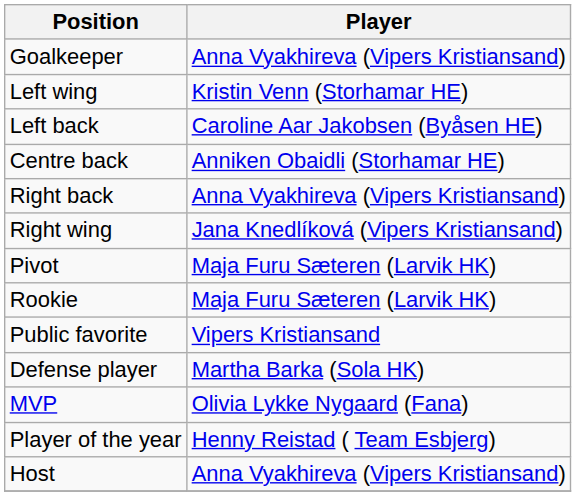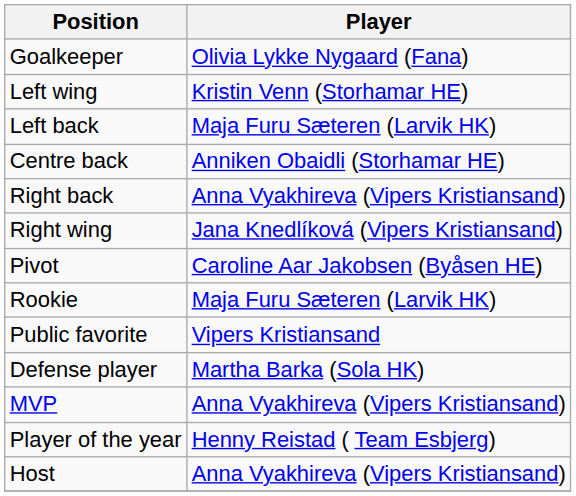(379, 56) Anna Vyakhireva (Vipers Kristiansand) -> (330, 56) Olivia Lykke Nygaard (Fana)
(367, 126) Caroline Aar Jakobsen (Byåsen HE) -> (344, 126) Maja Furu Sæteren (Larvik HK)
(344, 265) Maja Furu Sæteren (Larvik HK) -> (367, 265) Caroline Aar Jakobsen (Byåsen HE)
(330, 404) Olivia Lykke Nygaard (Fana) -> (379, 404) Anna Vyakhireva (Vipers Kristiansand)
